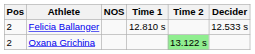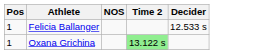- column: (147, 12)
(9, 27) 2 -> (9, 27) 1
(9, 42) 2 -> (9, 42) 1
